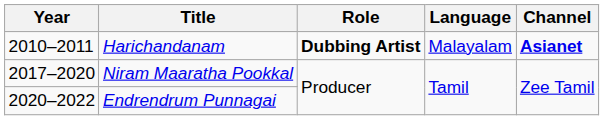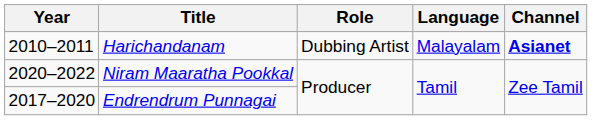(361, 45) bold -> (355, 45) normal
(52, 73) 2017–2020 -> (52, 73) 2020–2022
(52, 100) 2020–2022 -> (52, 100) 2017–2020
